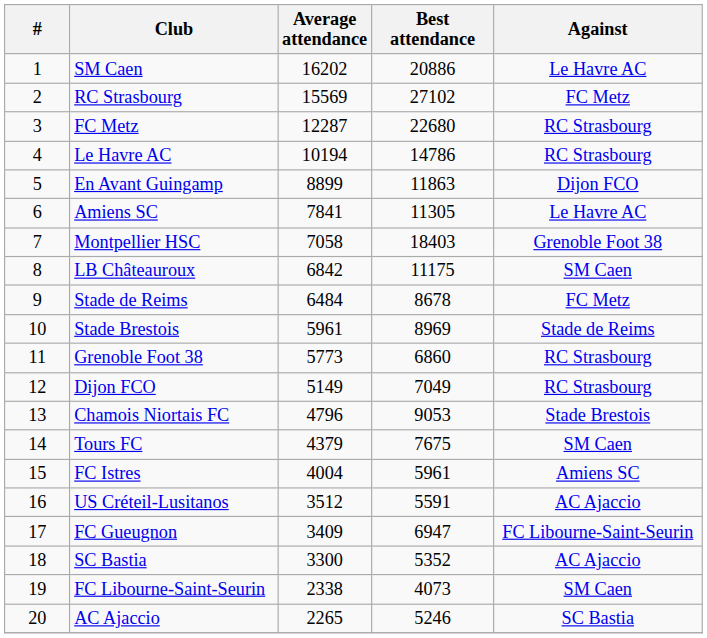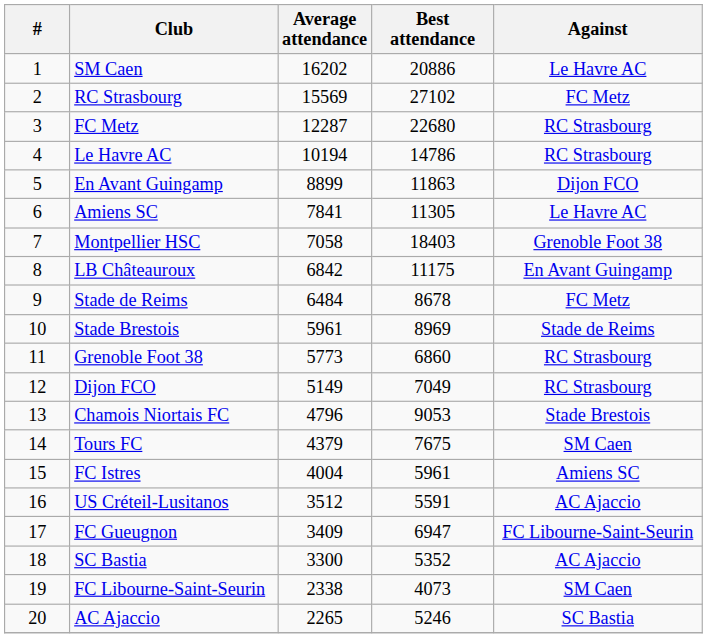(598, 270) SM Caen -> (598, 270) En Avant Guingamp
